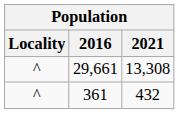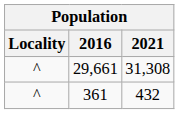(148, 69) 13,308 -> (148, 69) 31,308
